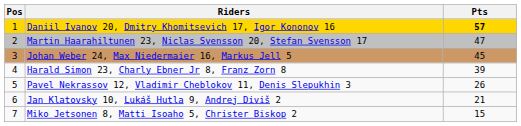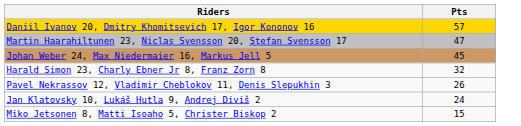- column: (15, 12)
(480, 26) bold -> (459, 26) normal
(480, 70) 39 -> (459, 70) 32
(480, 99) 21 -> (459, 99) 24
